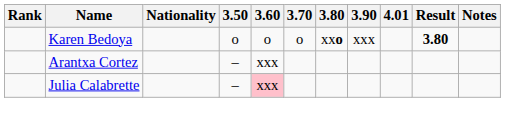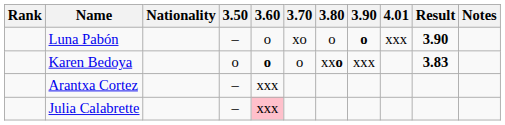+ row: (83, 39)
(267, 39) normal -> (267, 62) bold
(435, 39) 3.80 -> (435, 62) 3.83
